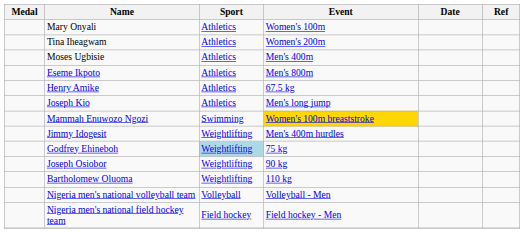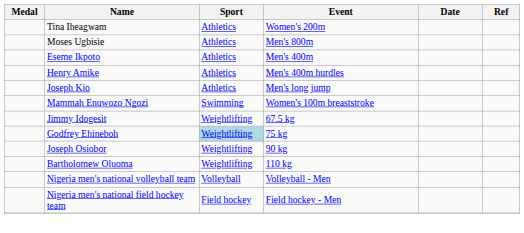- row: (72, 27)
(289, 57) Men's 400m -> (289, 42) Men's 800m
(289, 73) Men's 800m -> (289, 57) Men's 400m
(280, 88) 67.5 kg -> (305, 73) Men's 400m hurdles
(320, 118) gold background -> (320, 103) no background
(305, 133) Men's 400m hurdles -> (280, 118) 67.5 kg
